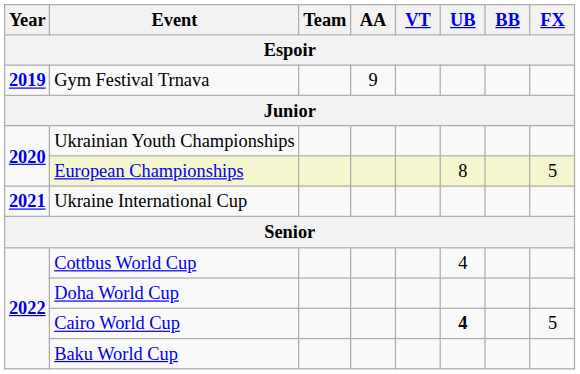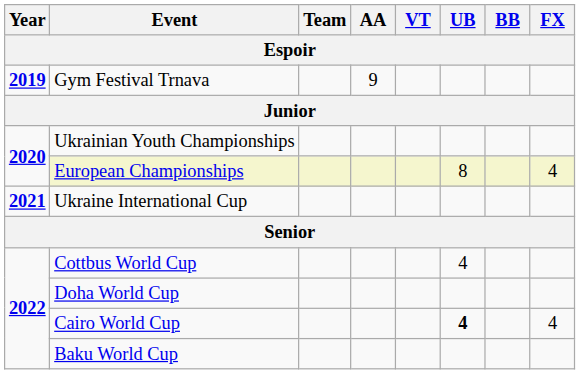(552, 171) 5 -> (552, 171) 4
(552, 323) 5 -> (552, 323) 4
